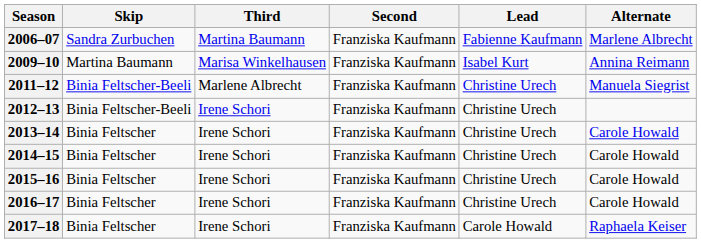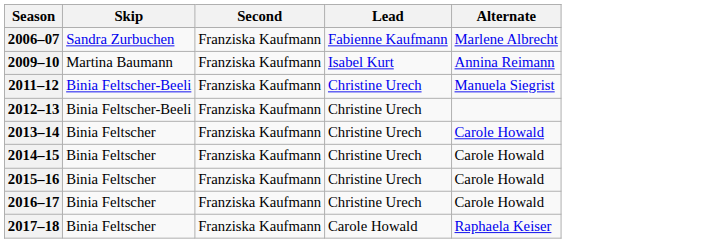- column: (262, 16)
